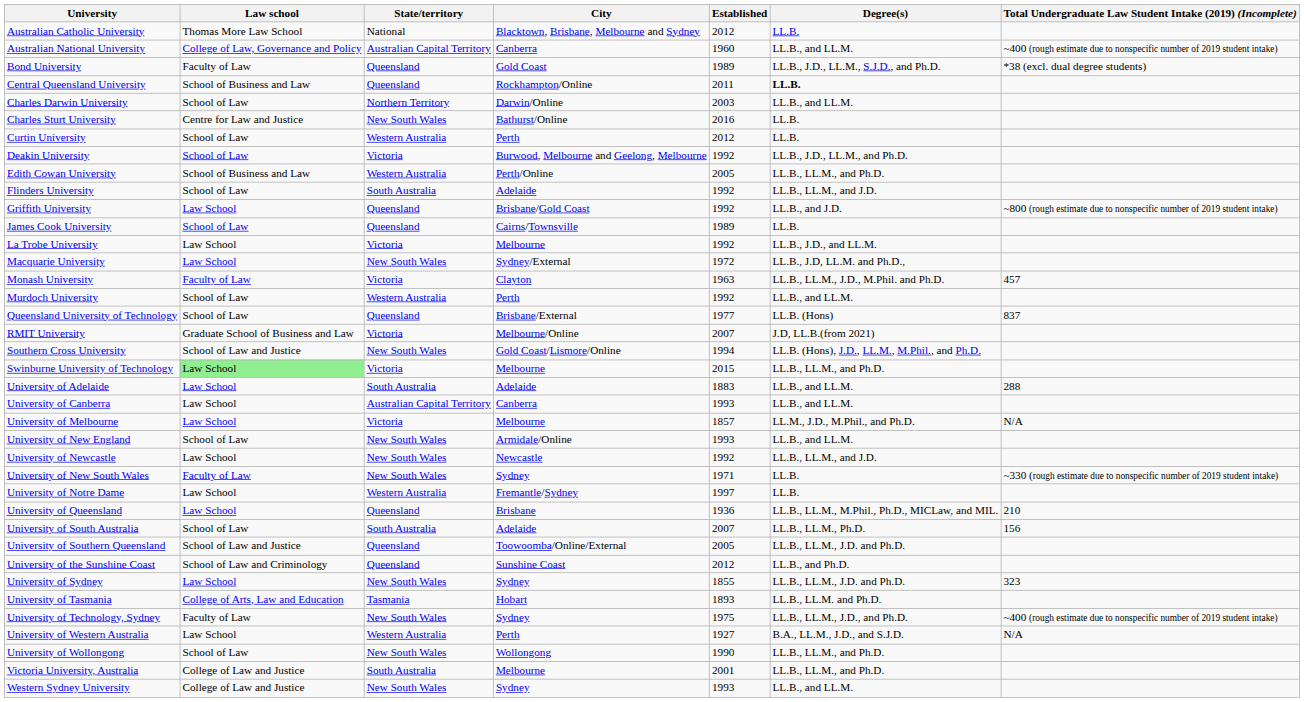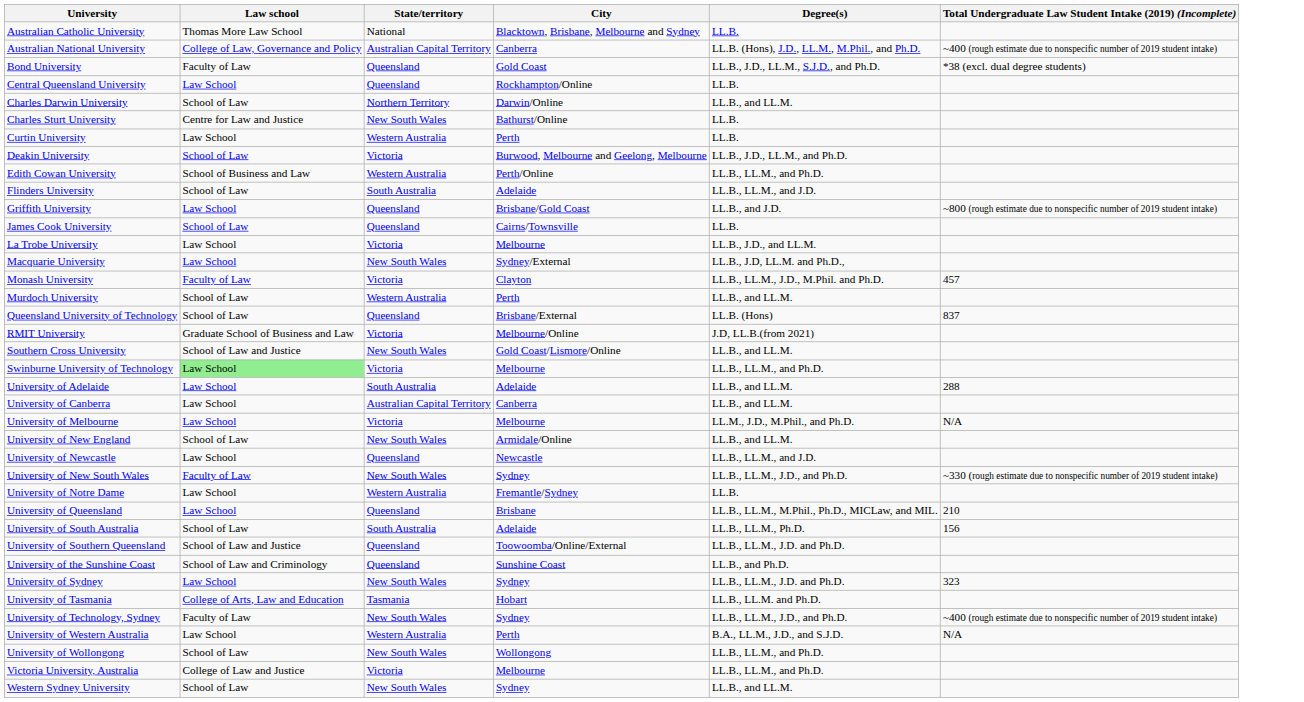- column: (740, 13)
(813, 48) LL.B., and LL.M. -> (816, 48) LL.B. (Hons), J.D., LL.M., M.Phil., and Ph.D.
(246, 84) School of Business and Law -> (209, 84) Law School
(787, 84) bold -> (725, 84) normal
(215, 137) School of Law -> (209, 137) Law School
(877, 350) LL.B. (Hons), J.D., LL.M., M.Phil., and Ph.D. -> (752, 350) LL.B., and LL.M.
(407, 457) New South Wales -> (393, 457) Queensland
(786, 475) LL.B. -> (780, 475) LL.B., LL.M., J.D., and Ph.D.
(401, 670) South Australia -> (385, 670) Victoria
(243, 688) College of Law and Justice -> (215, 688) School of Law
